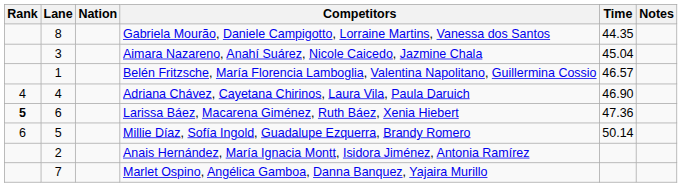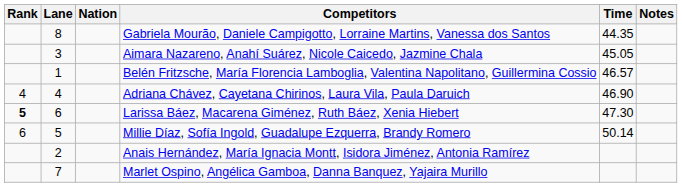(618, 53) 45.04 -> (618, 53) 45.05
(618, 113) 47.36 -> (618, 113) 47.30
